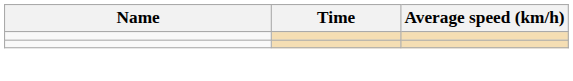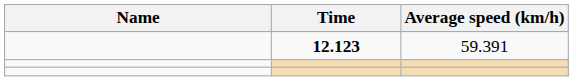+ row: (336, 45)
